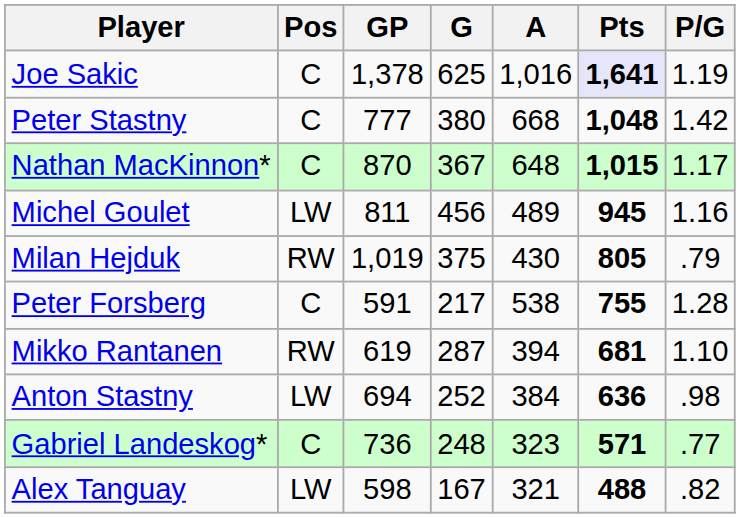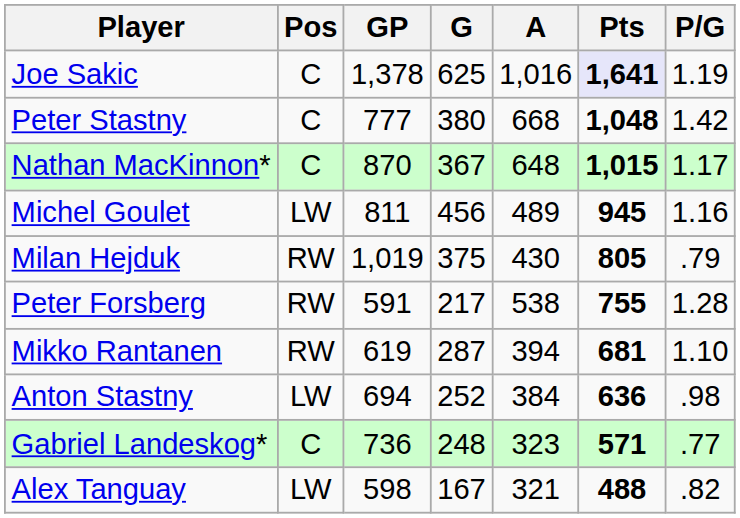(311, 304) C -> (311, 304) RW
